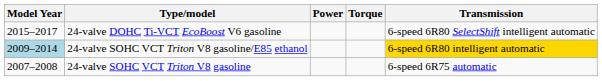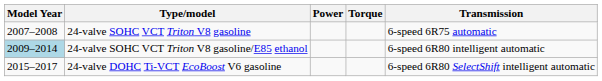rows swapped: (159, 66) <-> (174, 31)
(466, 48) gold background -> (466, 48) no background
